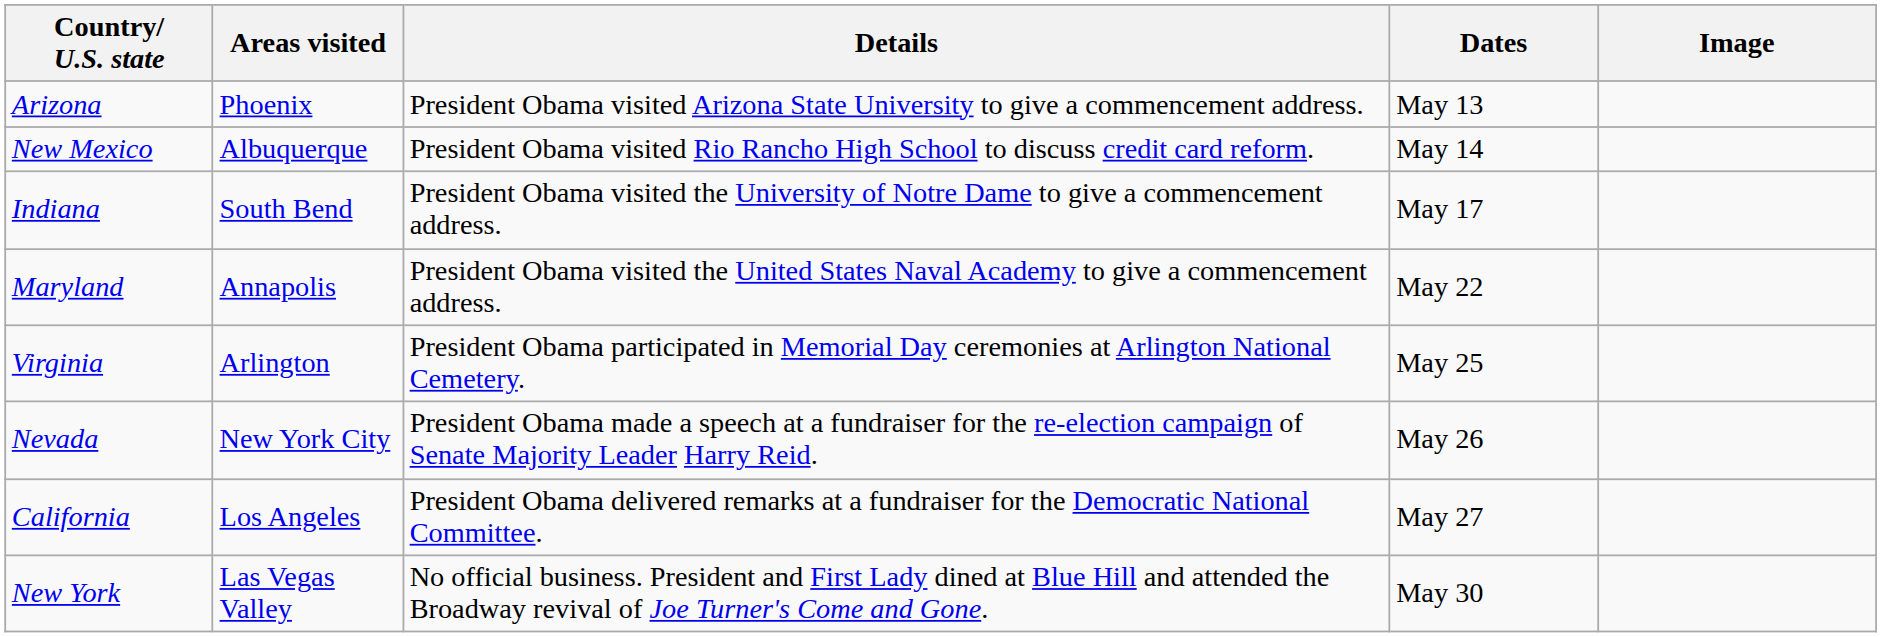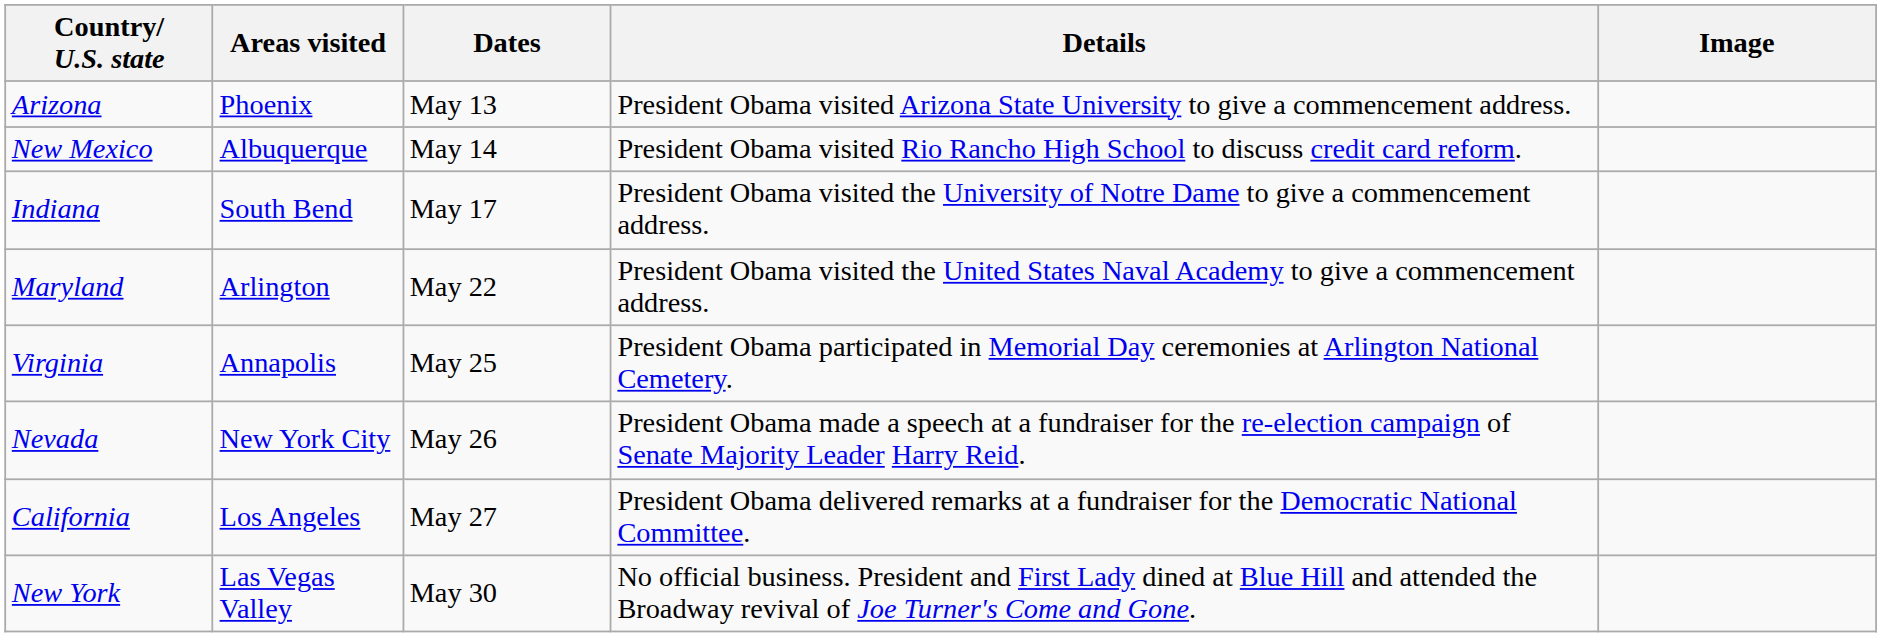columns swapped: (1494, 42) <-> (896, 42)
(278, 286) Annapolis -> (275, 286) Arlington
(275, 363) Arlington -> (278, 363) Annapolis
